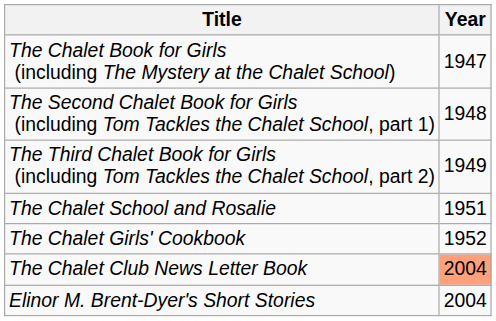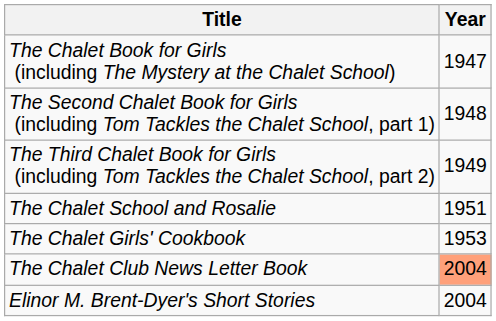(465, 238) 1952 -> (465, 238) 1953
